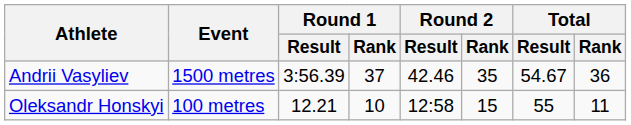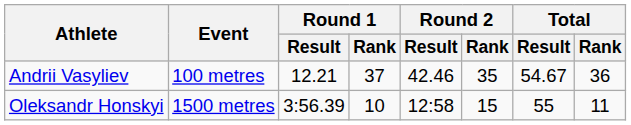(223, 76) 1500 metres -> (218, 76) 100 metres
(314, 76) 3:56.39 -> (314, 76) 12.21
(218, 105) 100 metres -> (223, 105) 1500 metres
(314, 105) 12.21 -> (314, 105) 3:56.39
